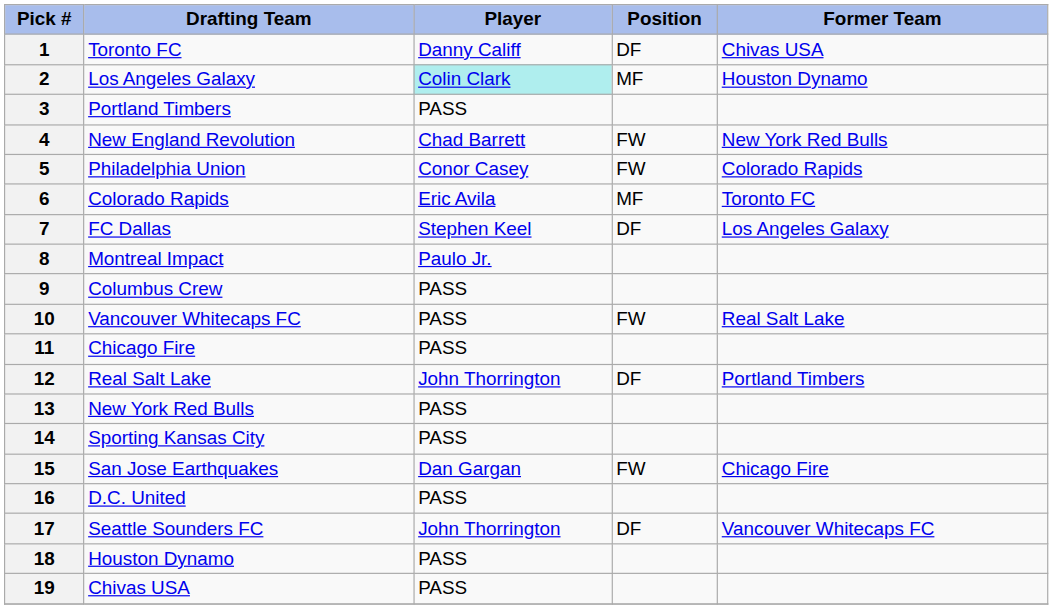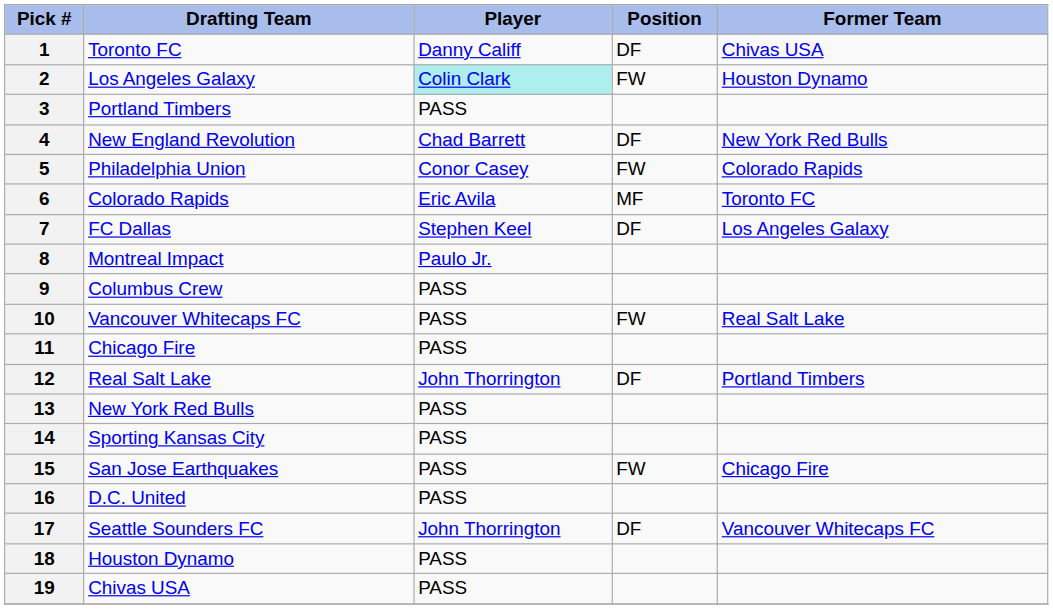(630, 79) MF -> (631, 79) FW
(631, 139) FW -> (629, 139) DF
(470, 468) Dan Gargan -> (443, 468) PASS
